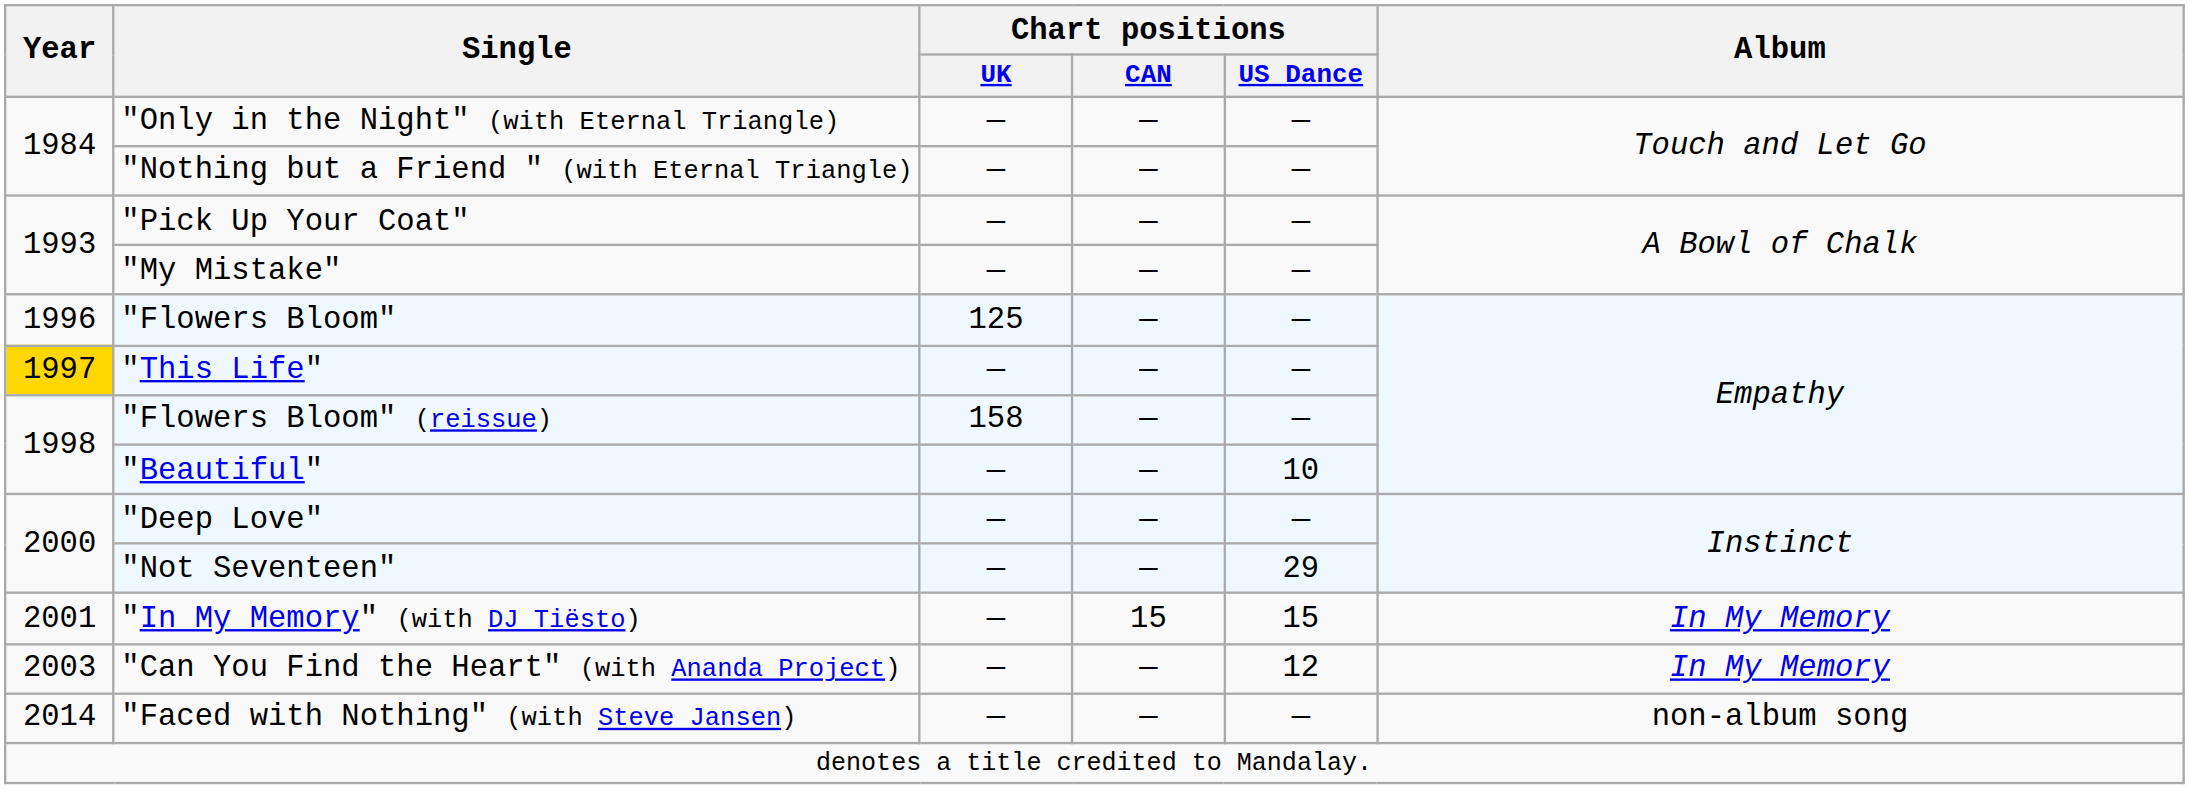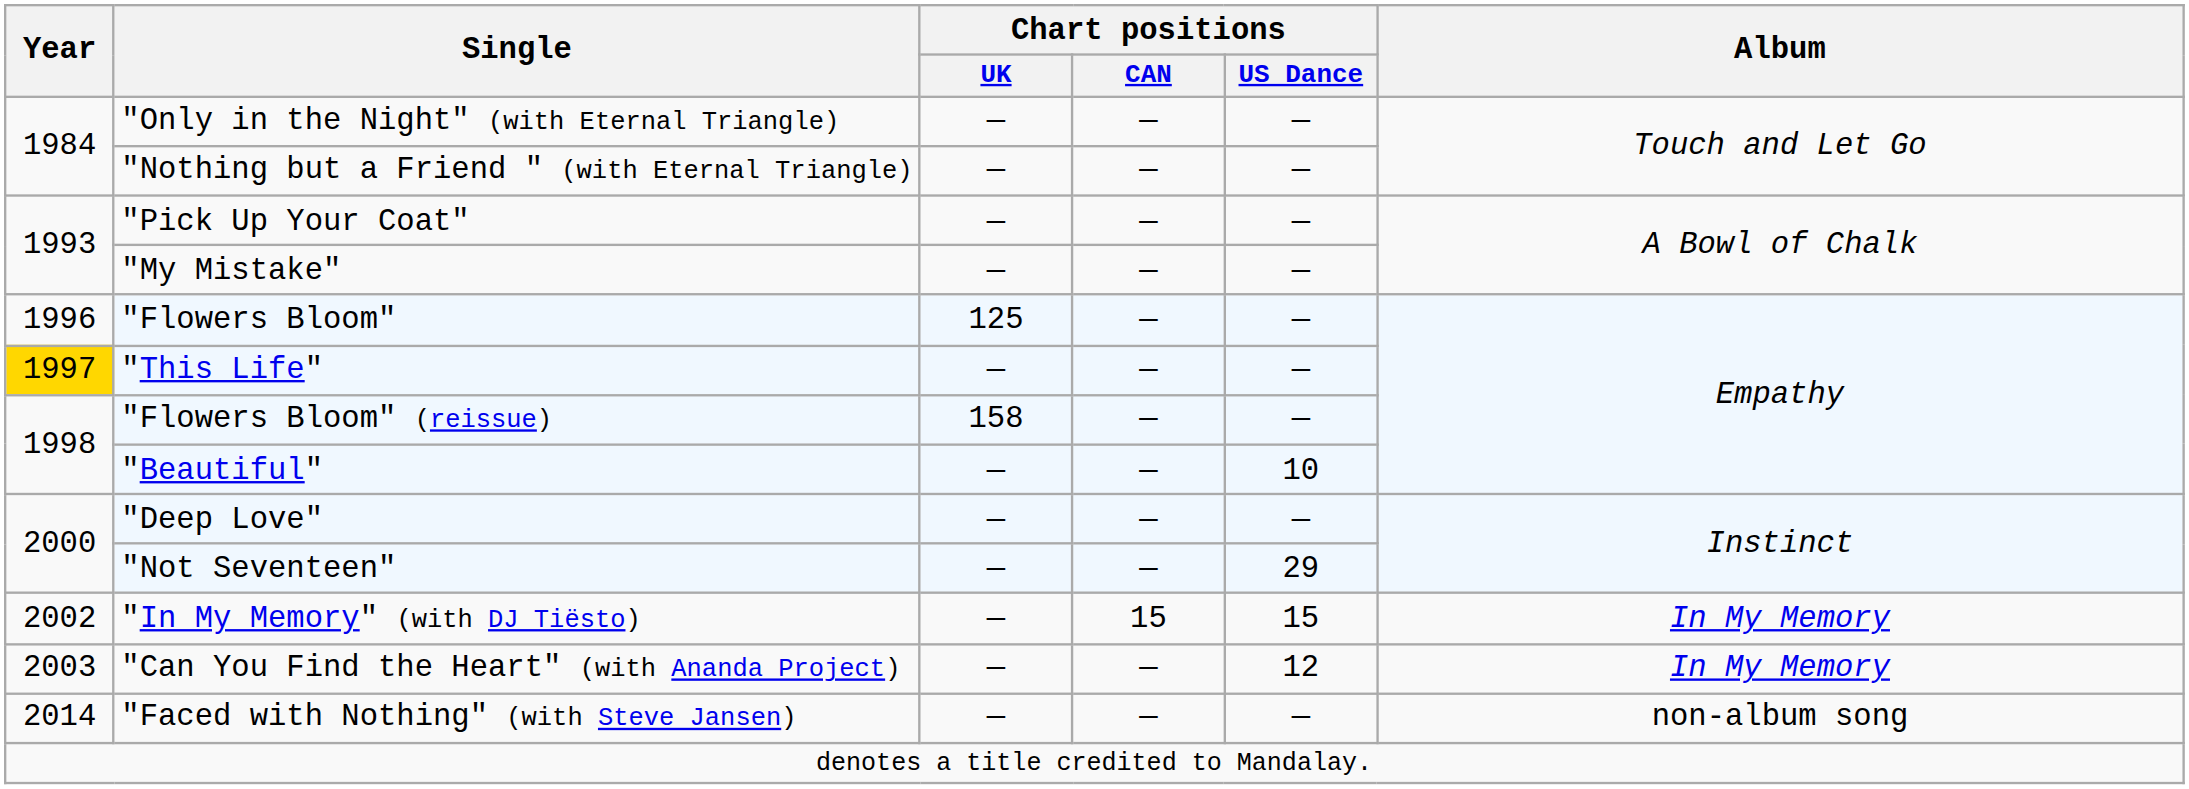(60, 619) 2001 -> (60, 619) 2002
